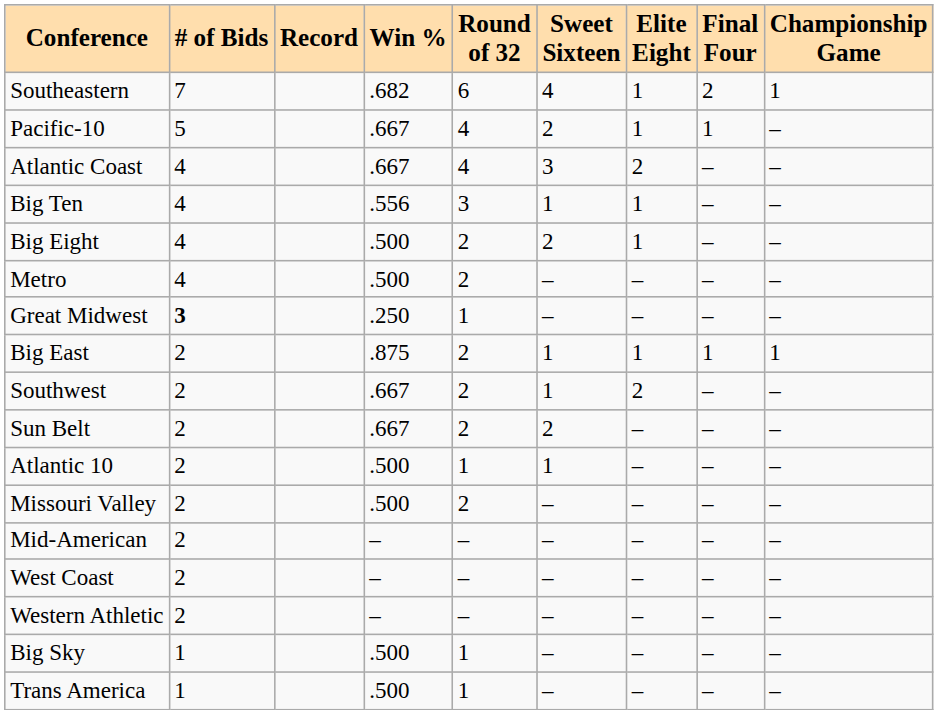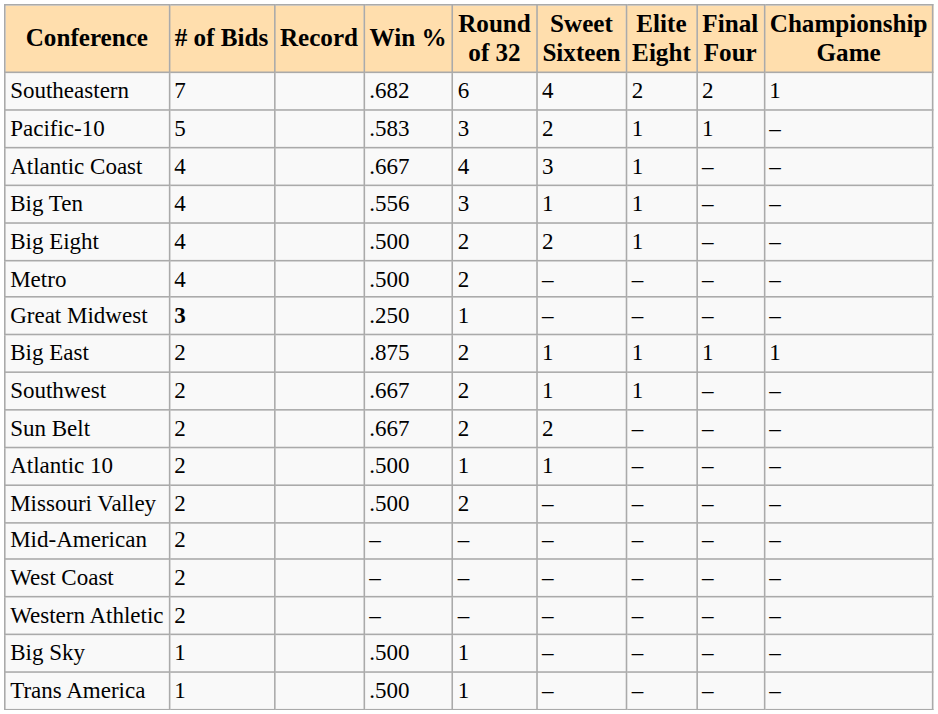(637, 91) 1 -> (637, 91) 2
(389, 128) .667 -> (389, 128) .583
(464, 128) 4 -> (464, 128) 3
(637, 166) 2 -> (637, 166) 1
(637, 390) 2 -> (637, 390) 1
